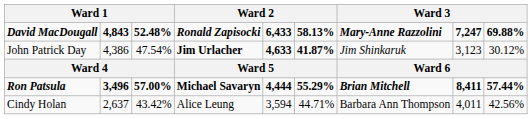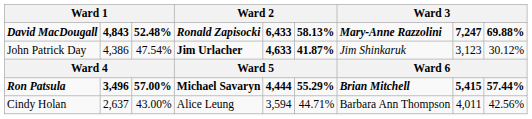(469, 86) 8,411 -> (468, 86) 5,415
(154, 104) 43.42% -> (154, 104) 43.00%
